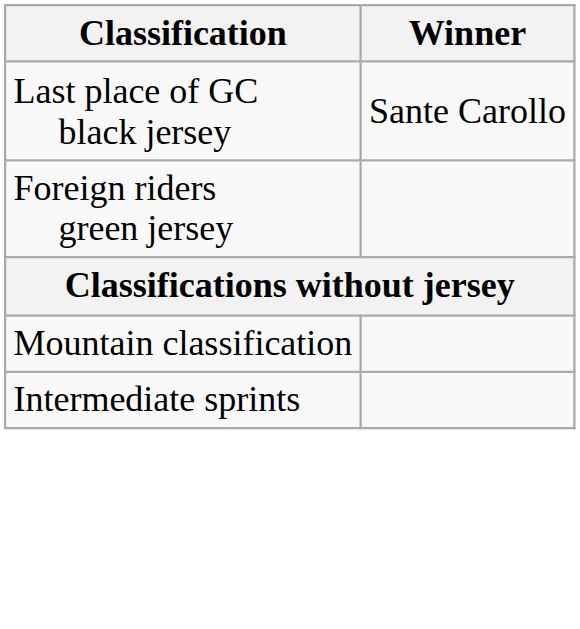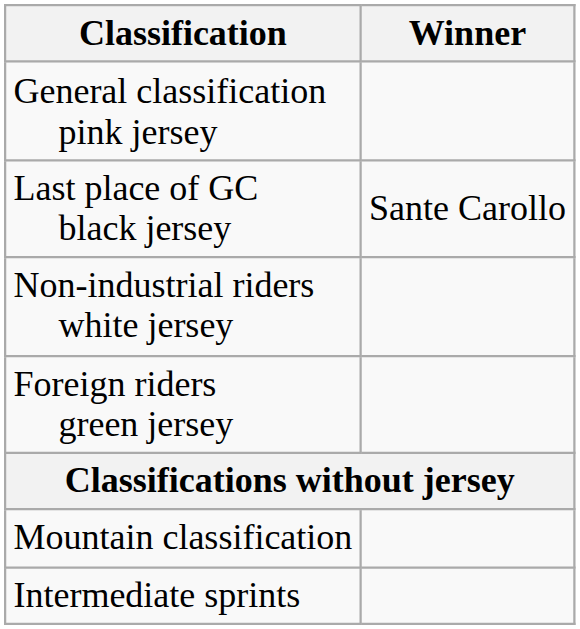+ row: (170, 110)
+ row: (164, 305)
